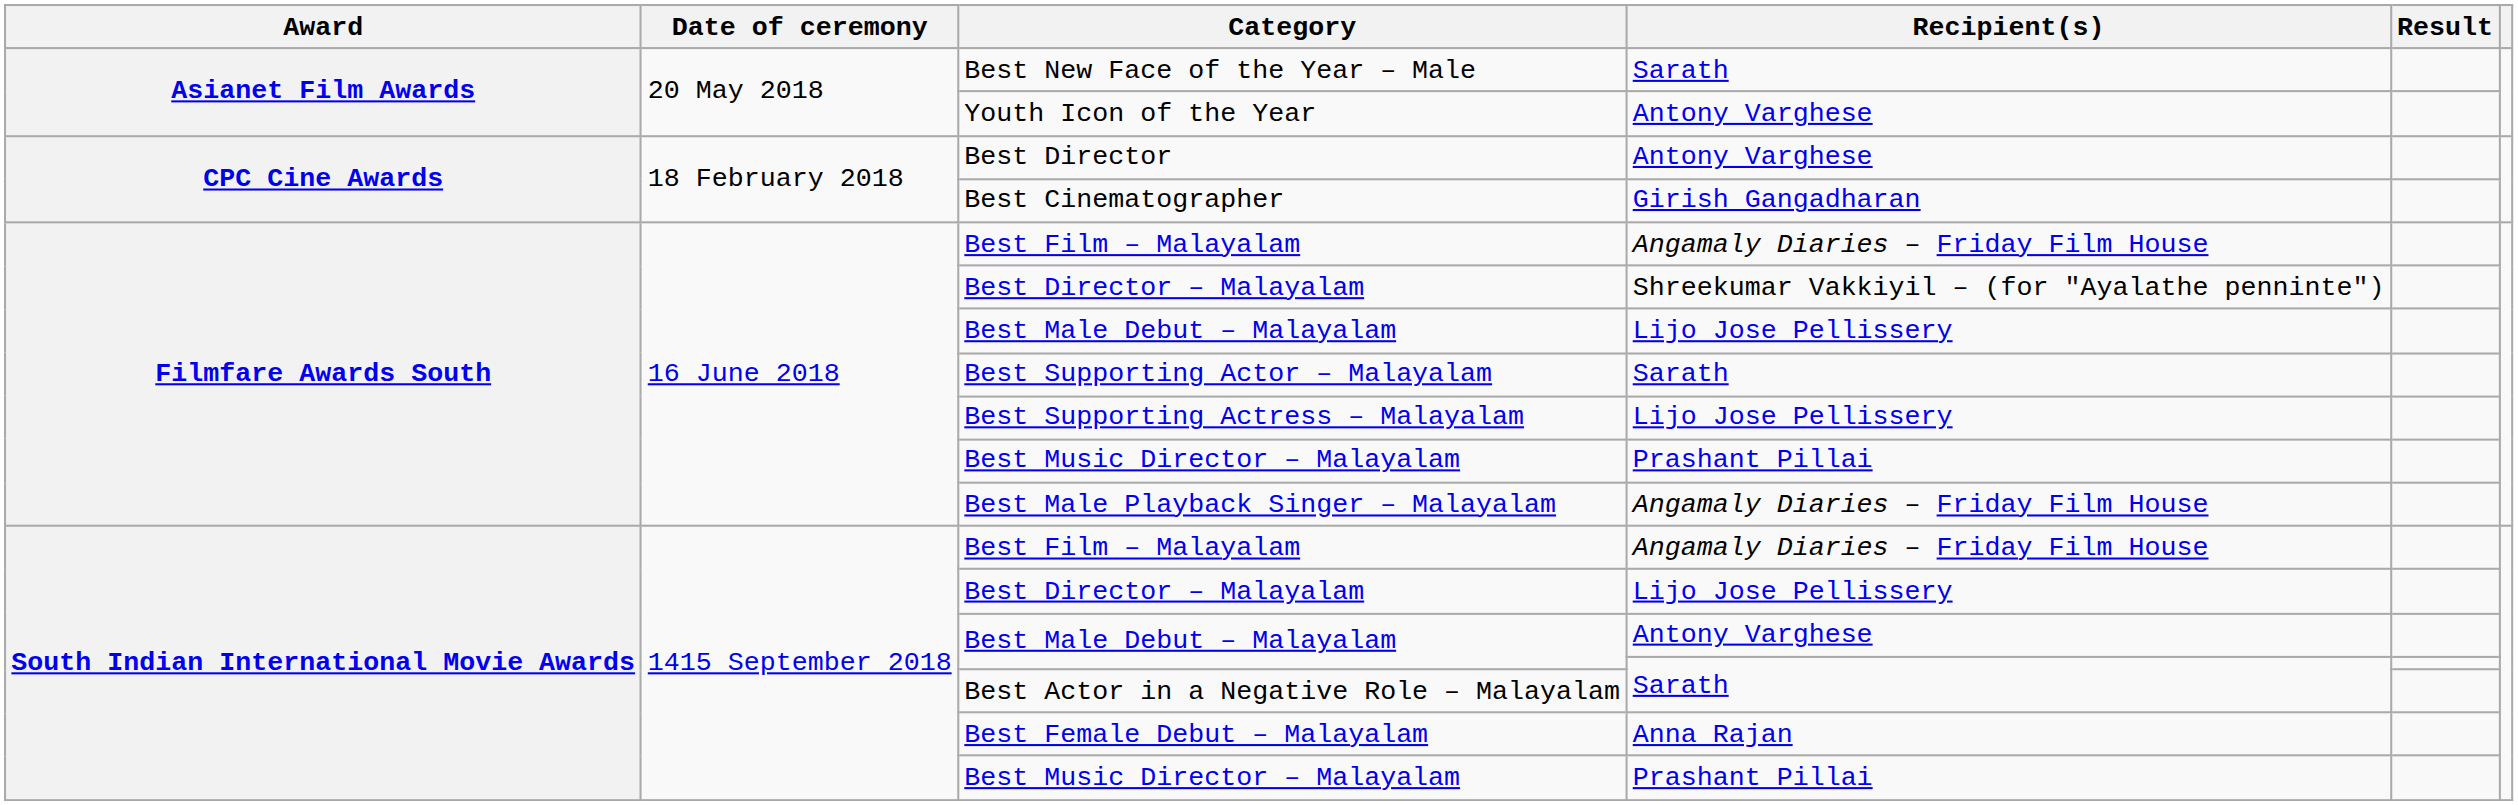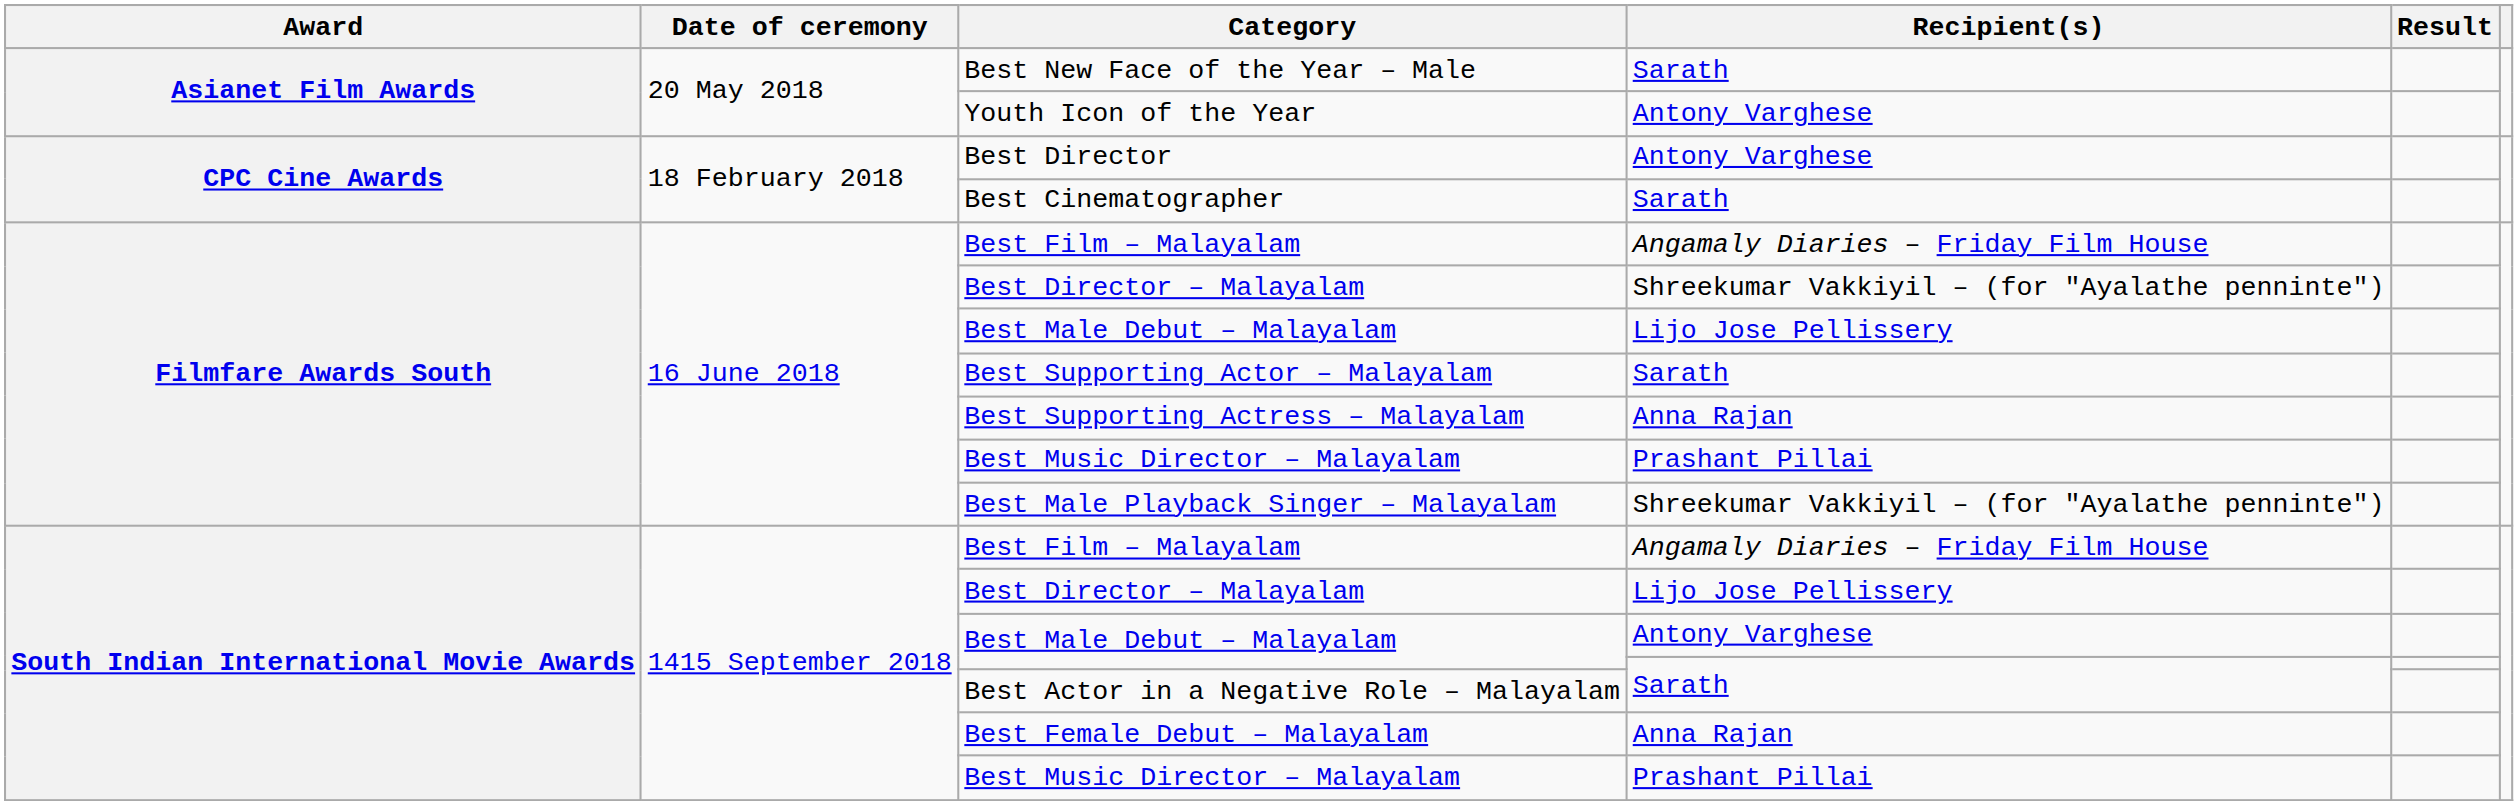(1777, 200) Girish Gangadharan -> (1681, 200) Sarath
(1793, 418) Lijo Jose Pellissery -> (1713, 418) Anna Rajan
(1921, 505) Angamaly Diaries – Friday Film House -> (2009, 505) Shreekumar Vakkiyil – (for "Ayalathe penninte")
